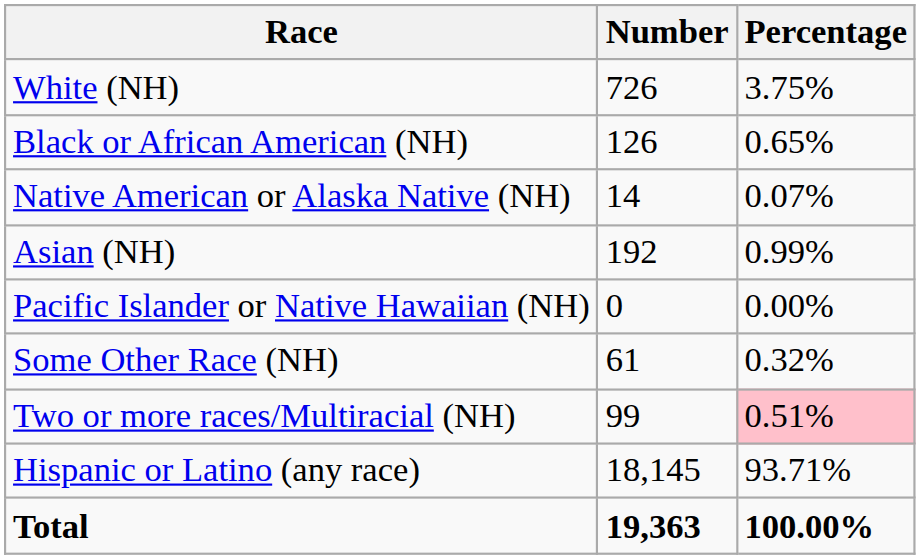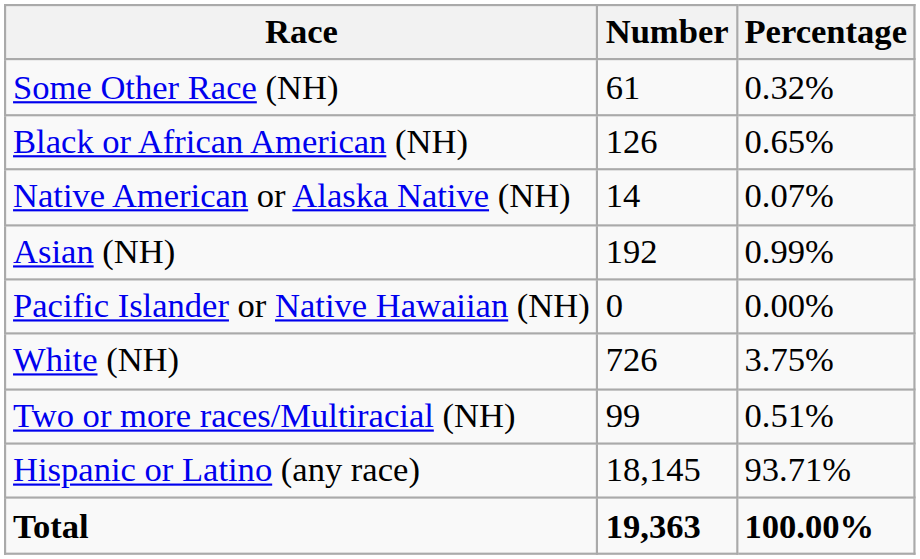rows swapped: (96, 86) <-> (176, 360)
(789, 415) pink background -> (789, 415) no background
